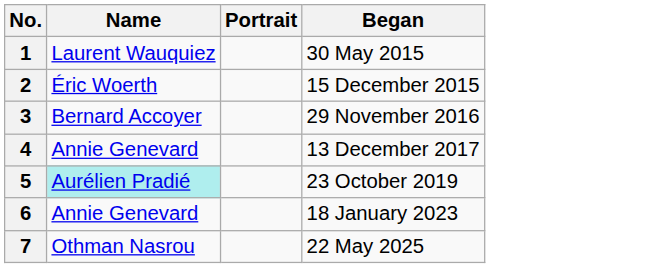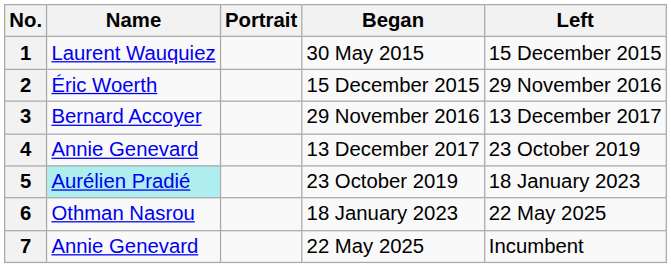+ column: (575, 20)
(125, 213) Annie Genevard -> (123, 213) Othman Nasrou
(123, 246) Othman Nasrou -> (125, 246) Annie Genevard
